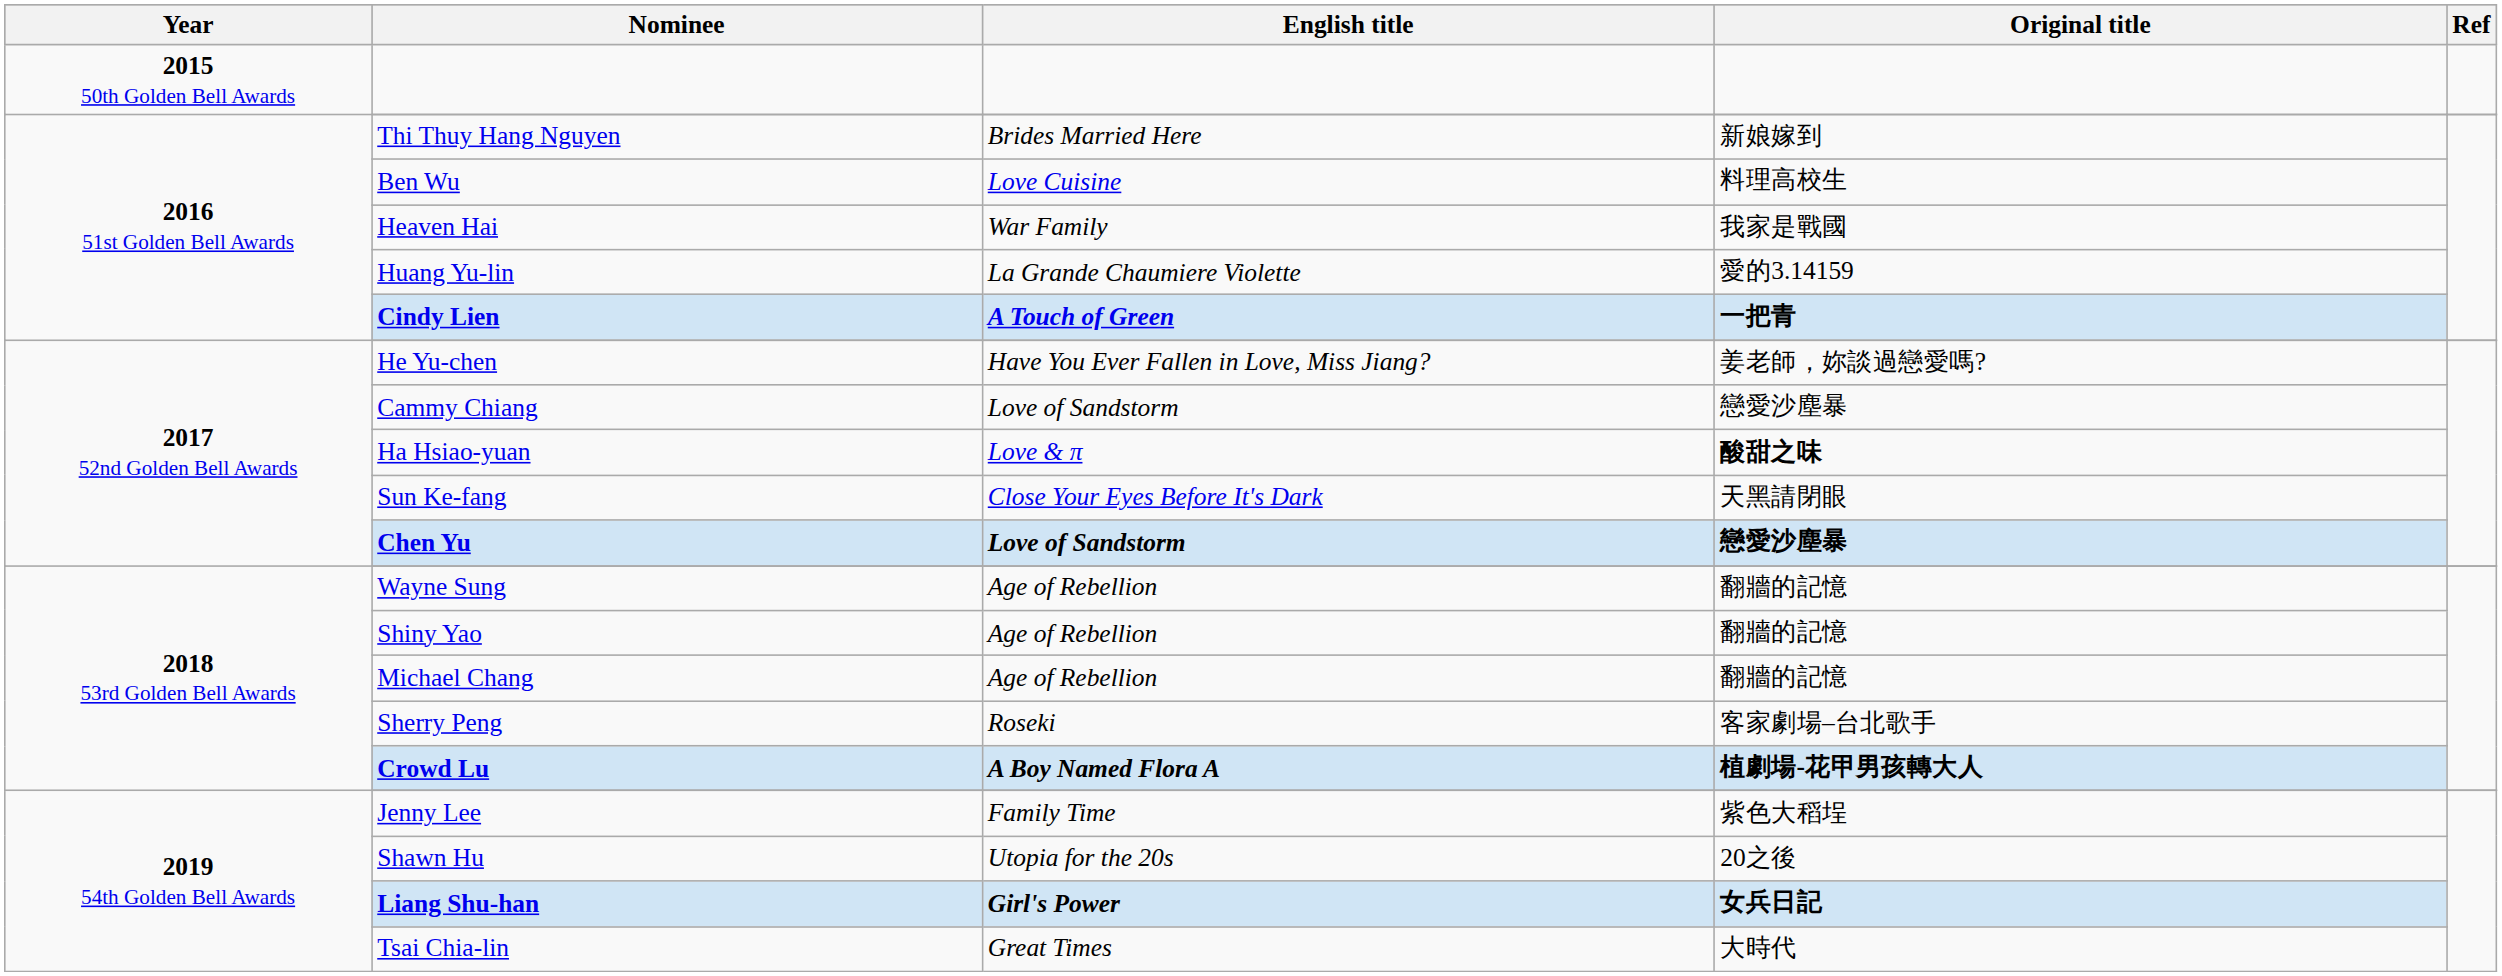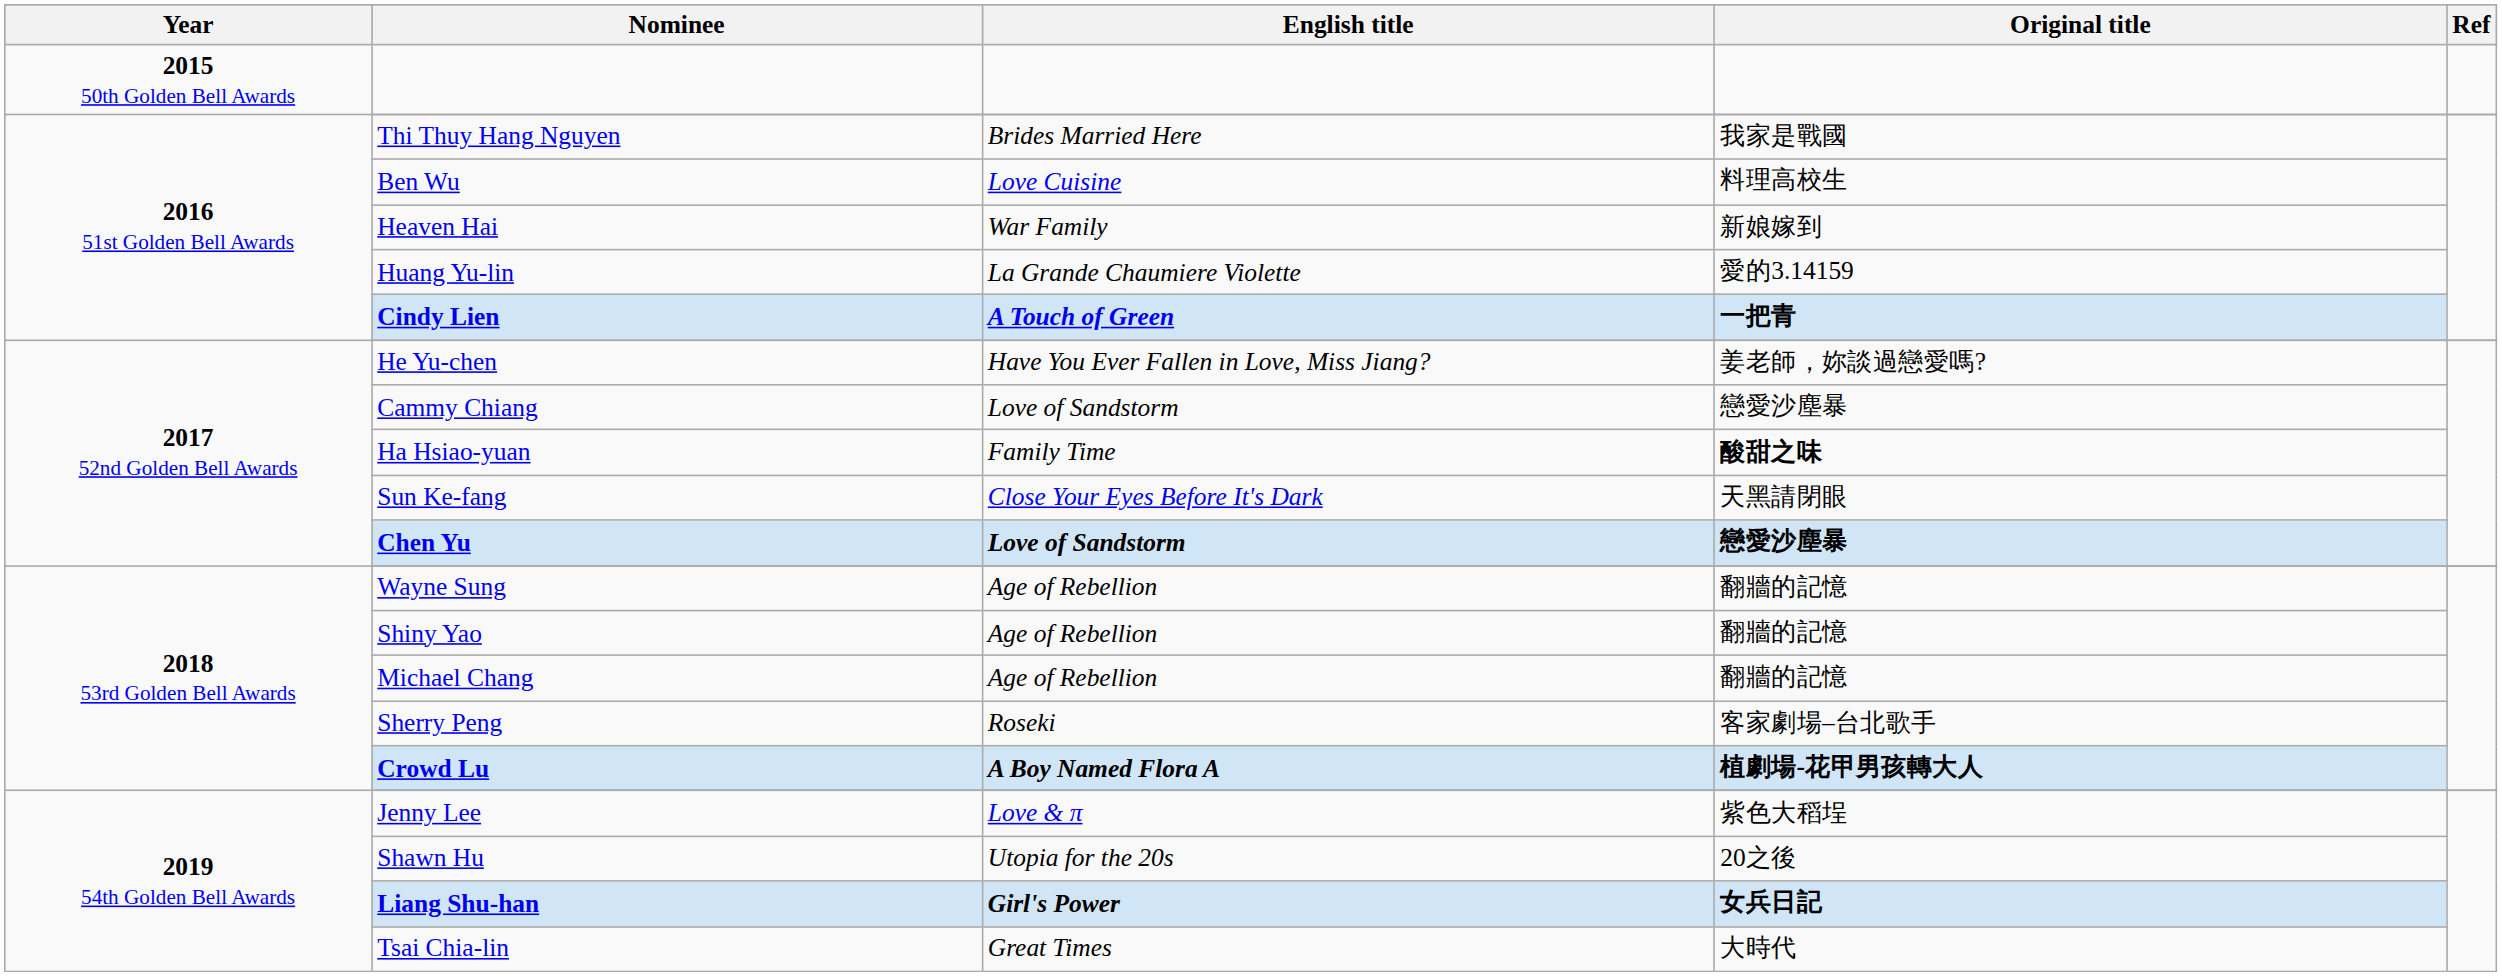(1771, 135) 新娘嫁到 -> (1784, 135) 我家是戰國
(1784, 225) 我家是戰國 -> (1771, 225) 新娘嫁到
(1035, 452) Love & π -> (1052, 452) Family Time
(1052, 813) Family Time -> (1035, 813) Love & π
